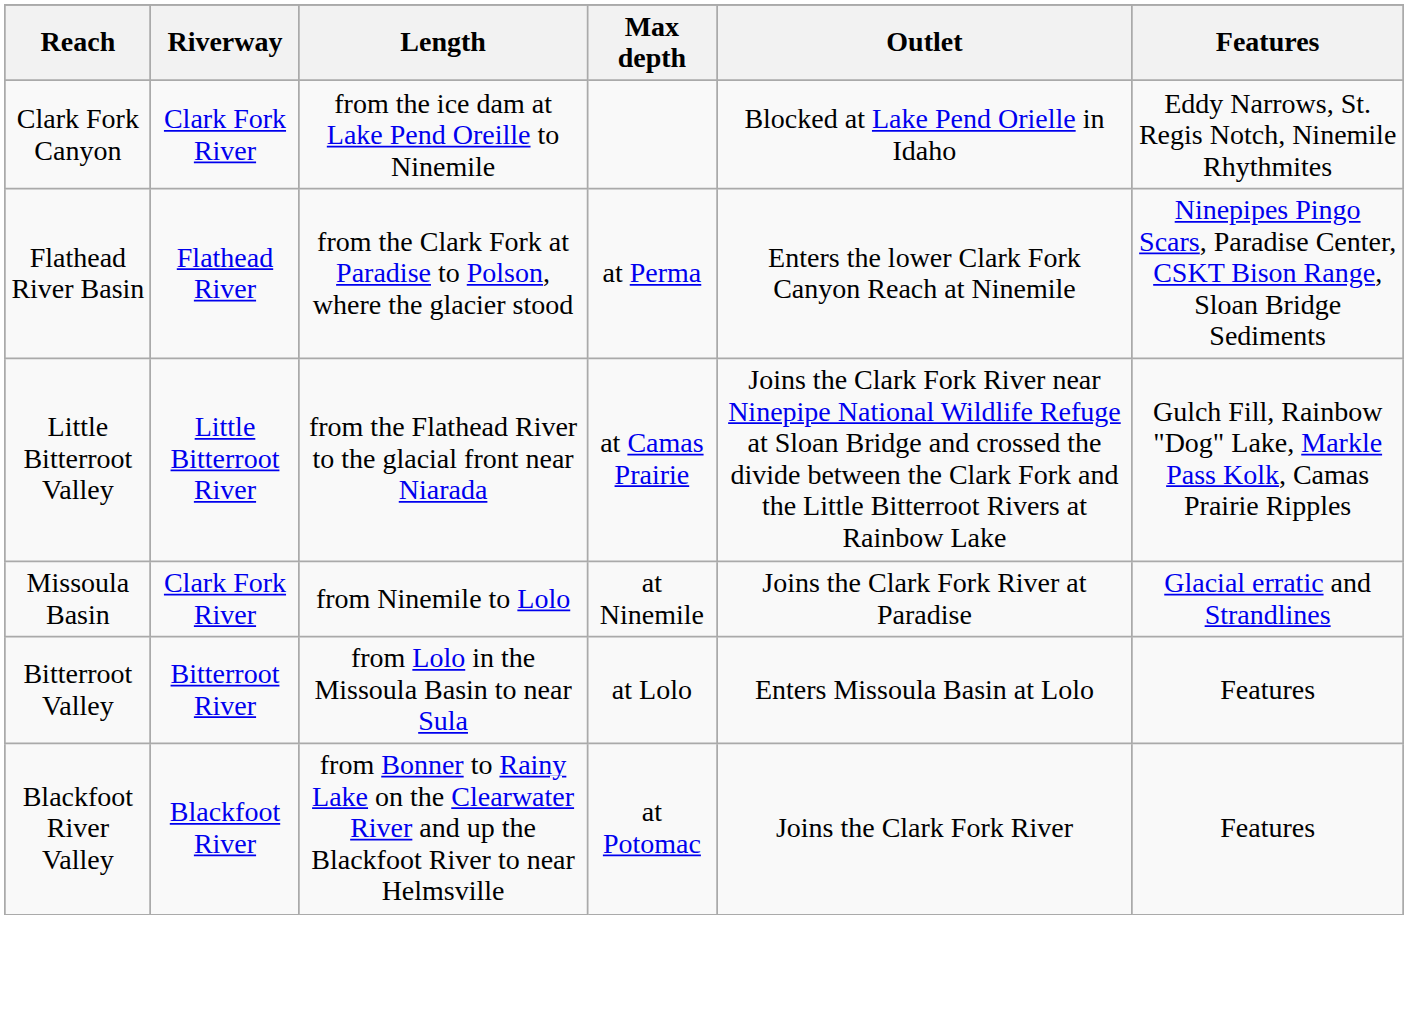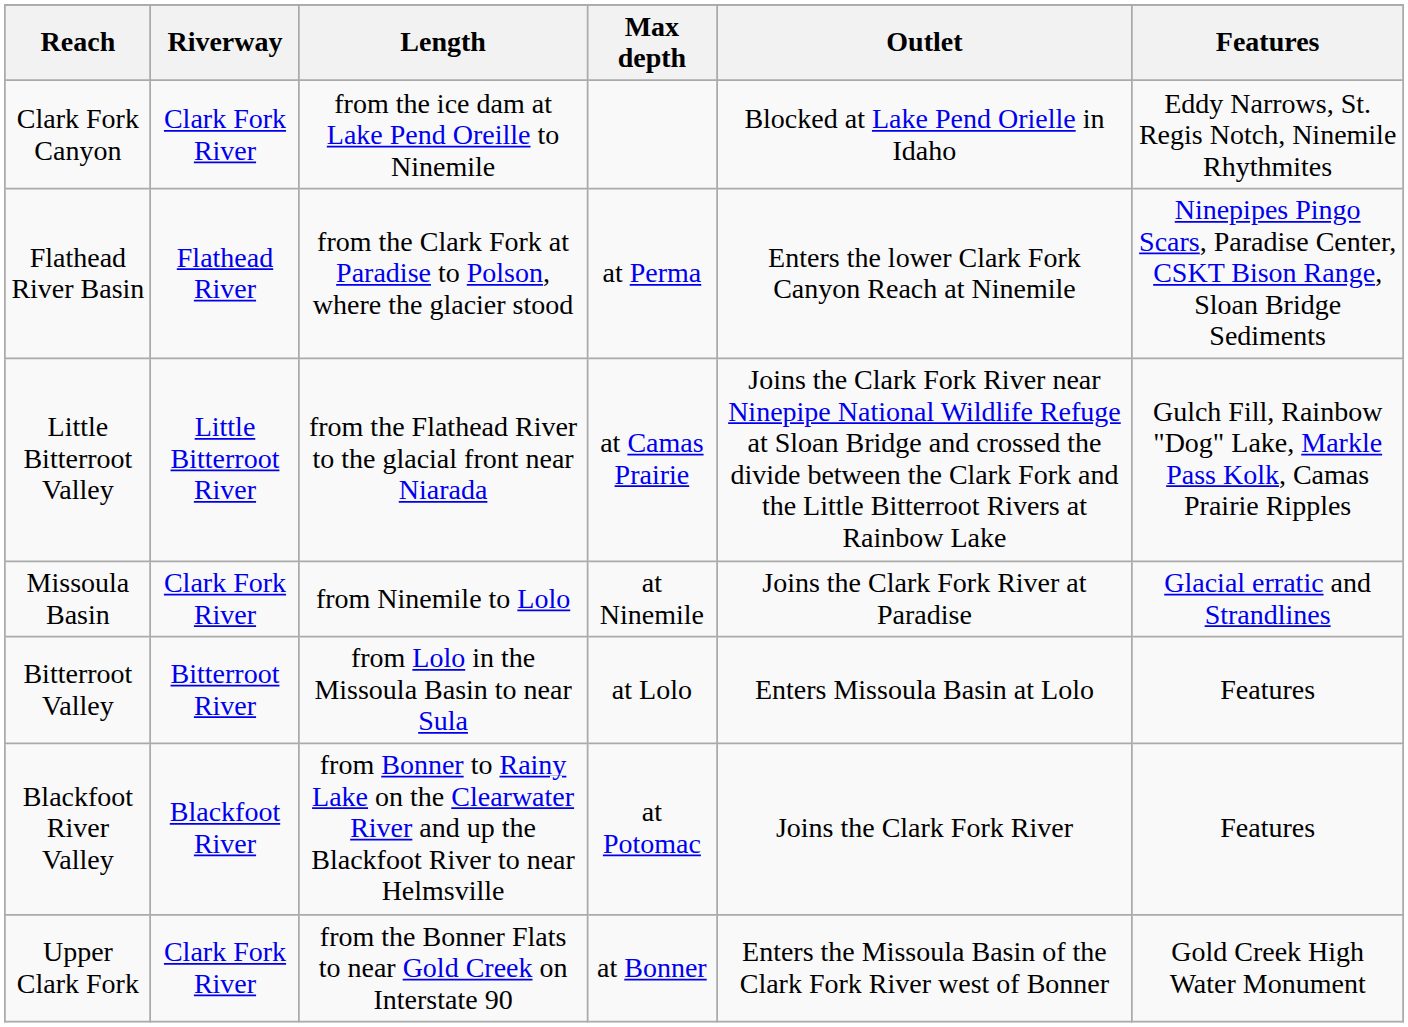+ row: (78, 967)
